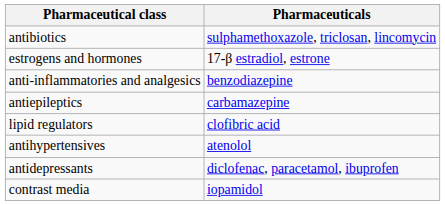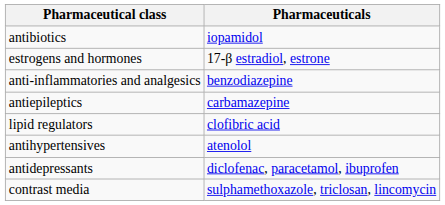(322, 37) sulphamethoxazole, triclosan, lincomycin -> (235, 37) iopamidol
(235, 189) iopamidol -> (322, 189) sulphamethoxazole, triclosan, lincomycin
